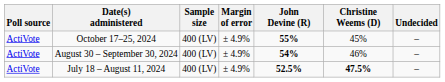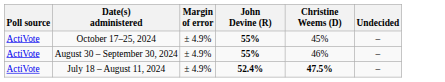- column: (199, 18)
(289, 54) 54% -> (250, 54) 55%
(289, 69) 52.5% -> (250, 69) 52.4%
